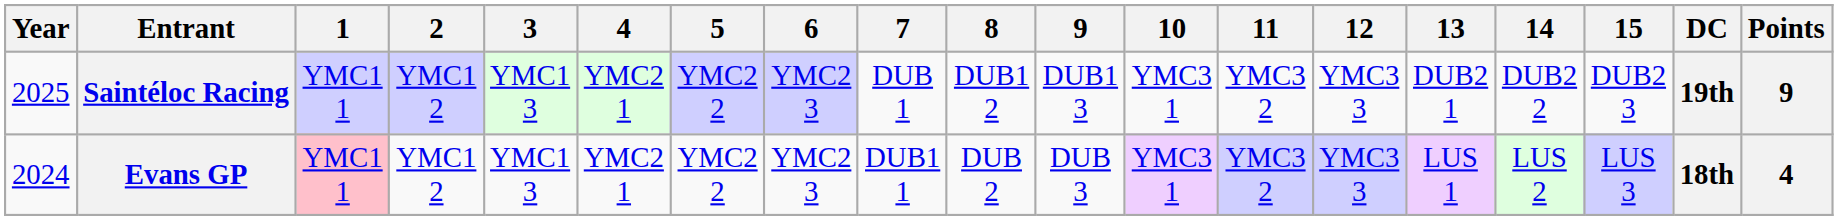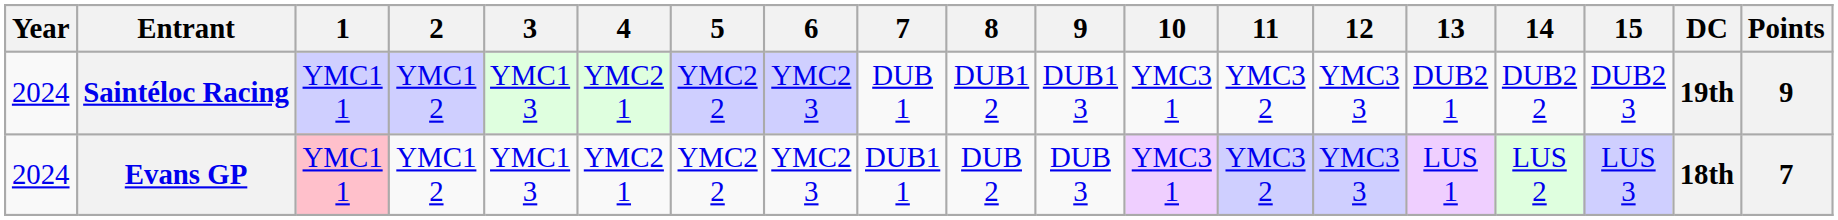(41, 92) 2025 -> (41, 92) 2024
(1786, 173) 4 -> (1786, 173) 7
